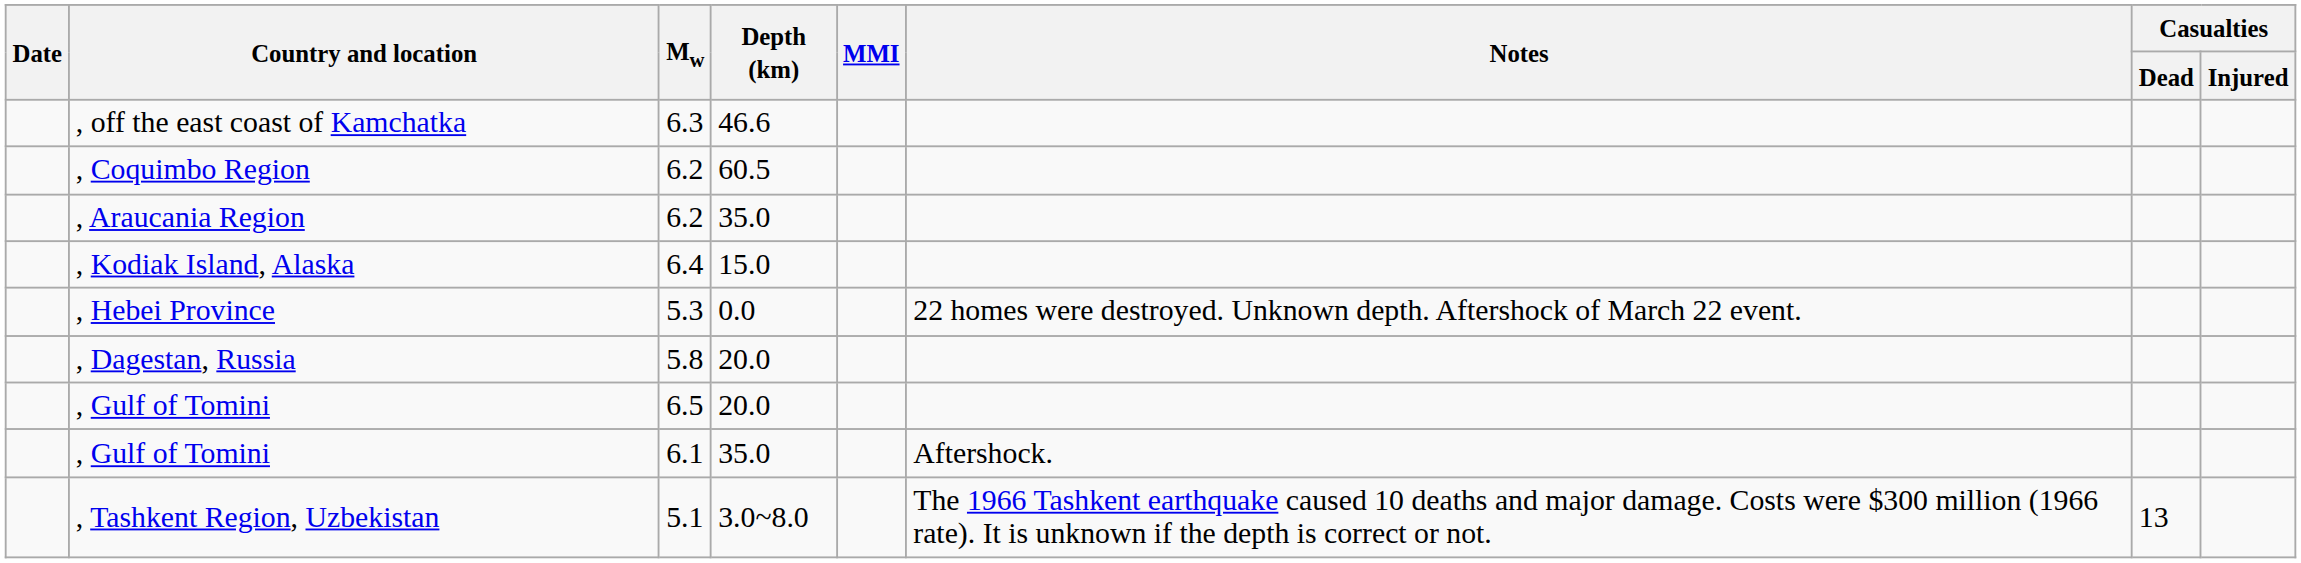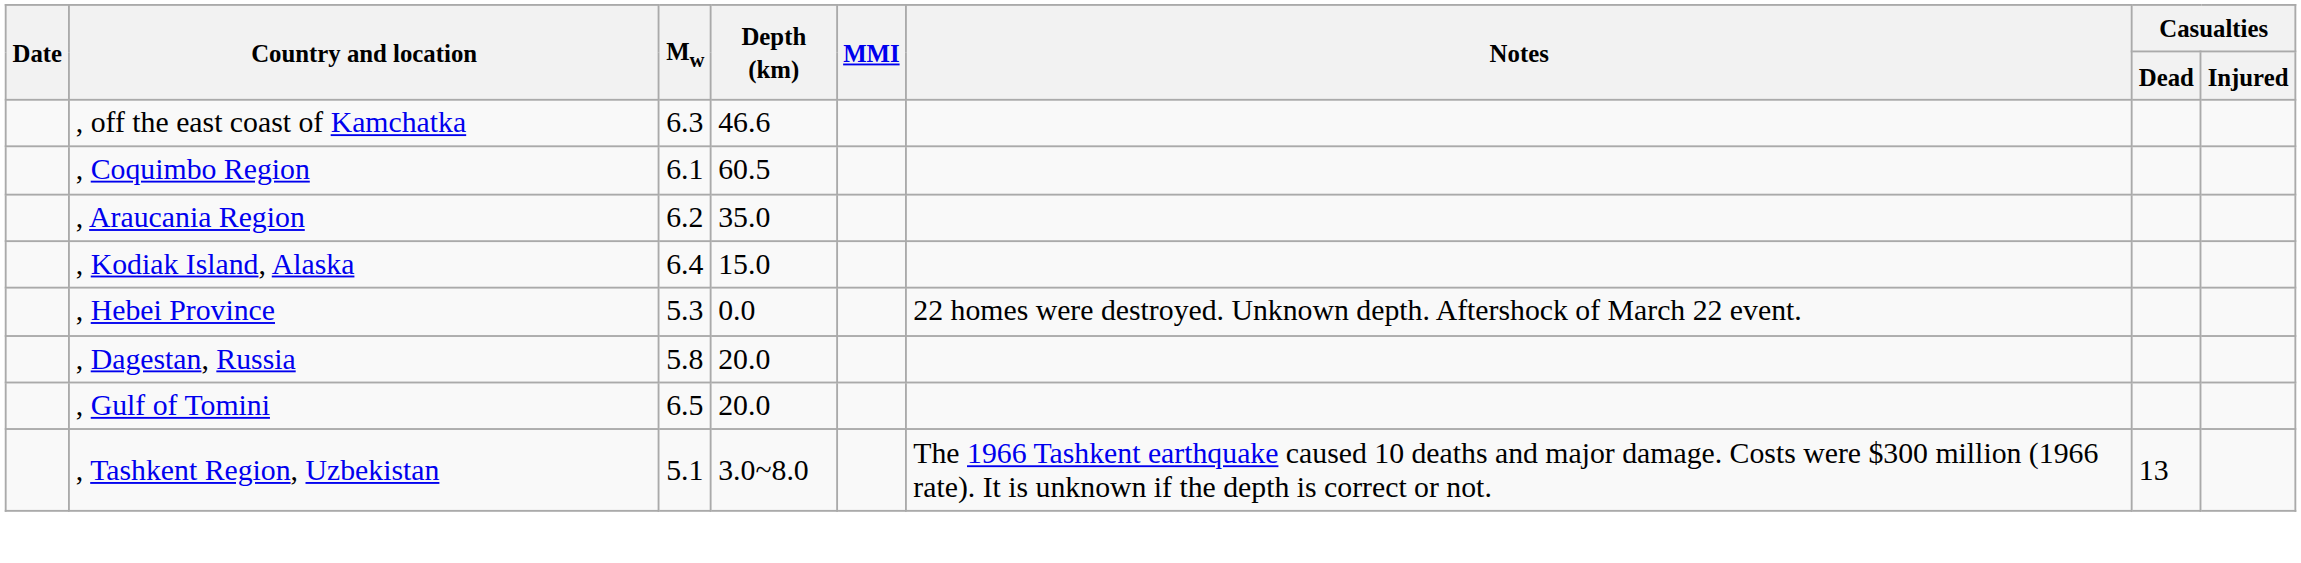(685, 169) 6.2 -> (685, 169) 6.1
- row: (173, 452)
